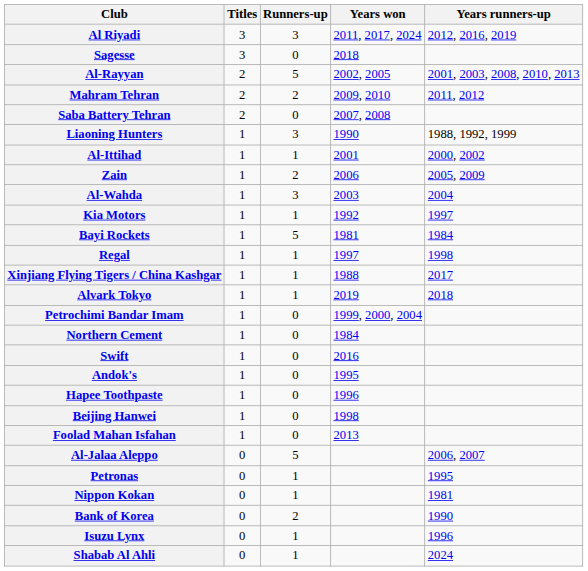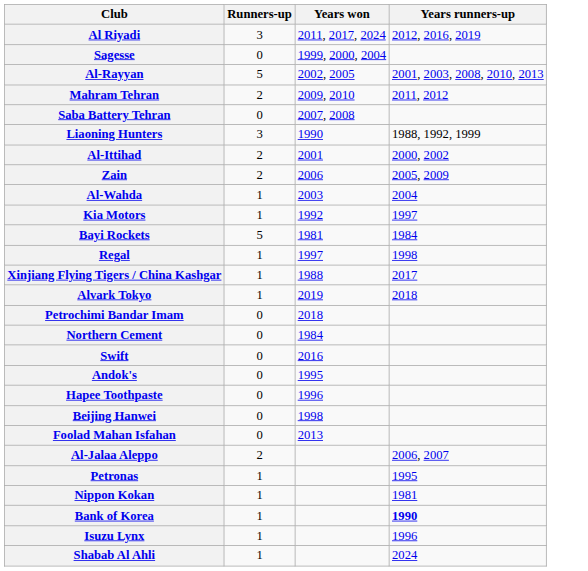- column: (242, 14)
(346, 54) 2018 -> (342, 54) 1999, 2000, 2004
(295, 154) 1 -> (260, 154) 2
(295, 194) 3 -> (260, 194) 1
(378, 315) 1999, 2000, 2004 -> (310, 315) 2018
(295, 455) 5 -> (260, 455) 2
(295, 515) 2 -> (260, 515) 1
(440, 515) normal -> (405, 515) bold
